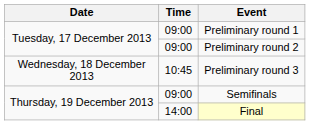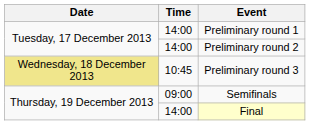(178, 30) 09:00 -> (178, 30) 14:00
(178, 47) 09:00 -> (178, 47) 14:00
(82, 71) no background -> (82, 71) khaki background
